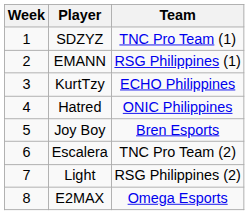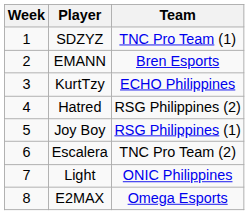(178, 61) RSG Philippines (1) -> (178, 61) Bren Esports
(178, 107) ONIC Philippines -> (178, 107) RSG Philippines (2)
(178, 130) Bren Esports -> (178, 130) RSG Philippines (1)
(178, 175) RSG Philippines (2) -> (178, 175) ONIC Philippines
